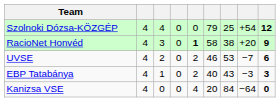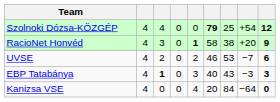(212, 27) normal -> (212, 27) bold
(162, 74) normal -> (162, 74) bold
(195, 74) 2 -> (195, 74) 3
